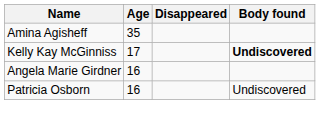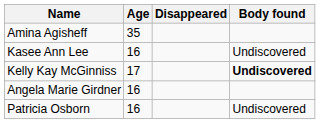+ row: (48, 52)
